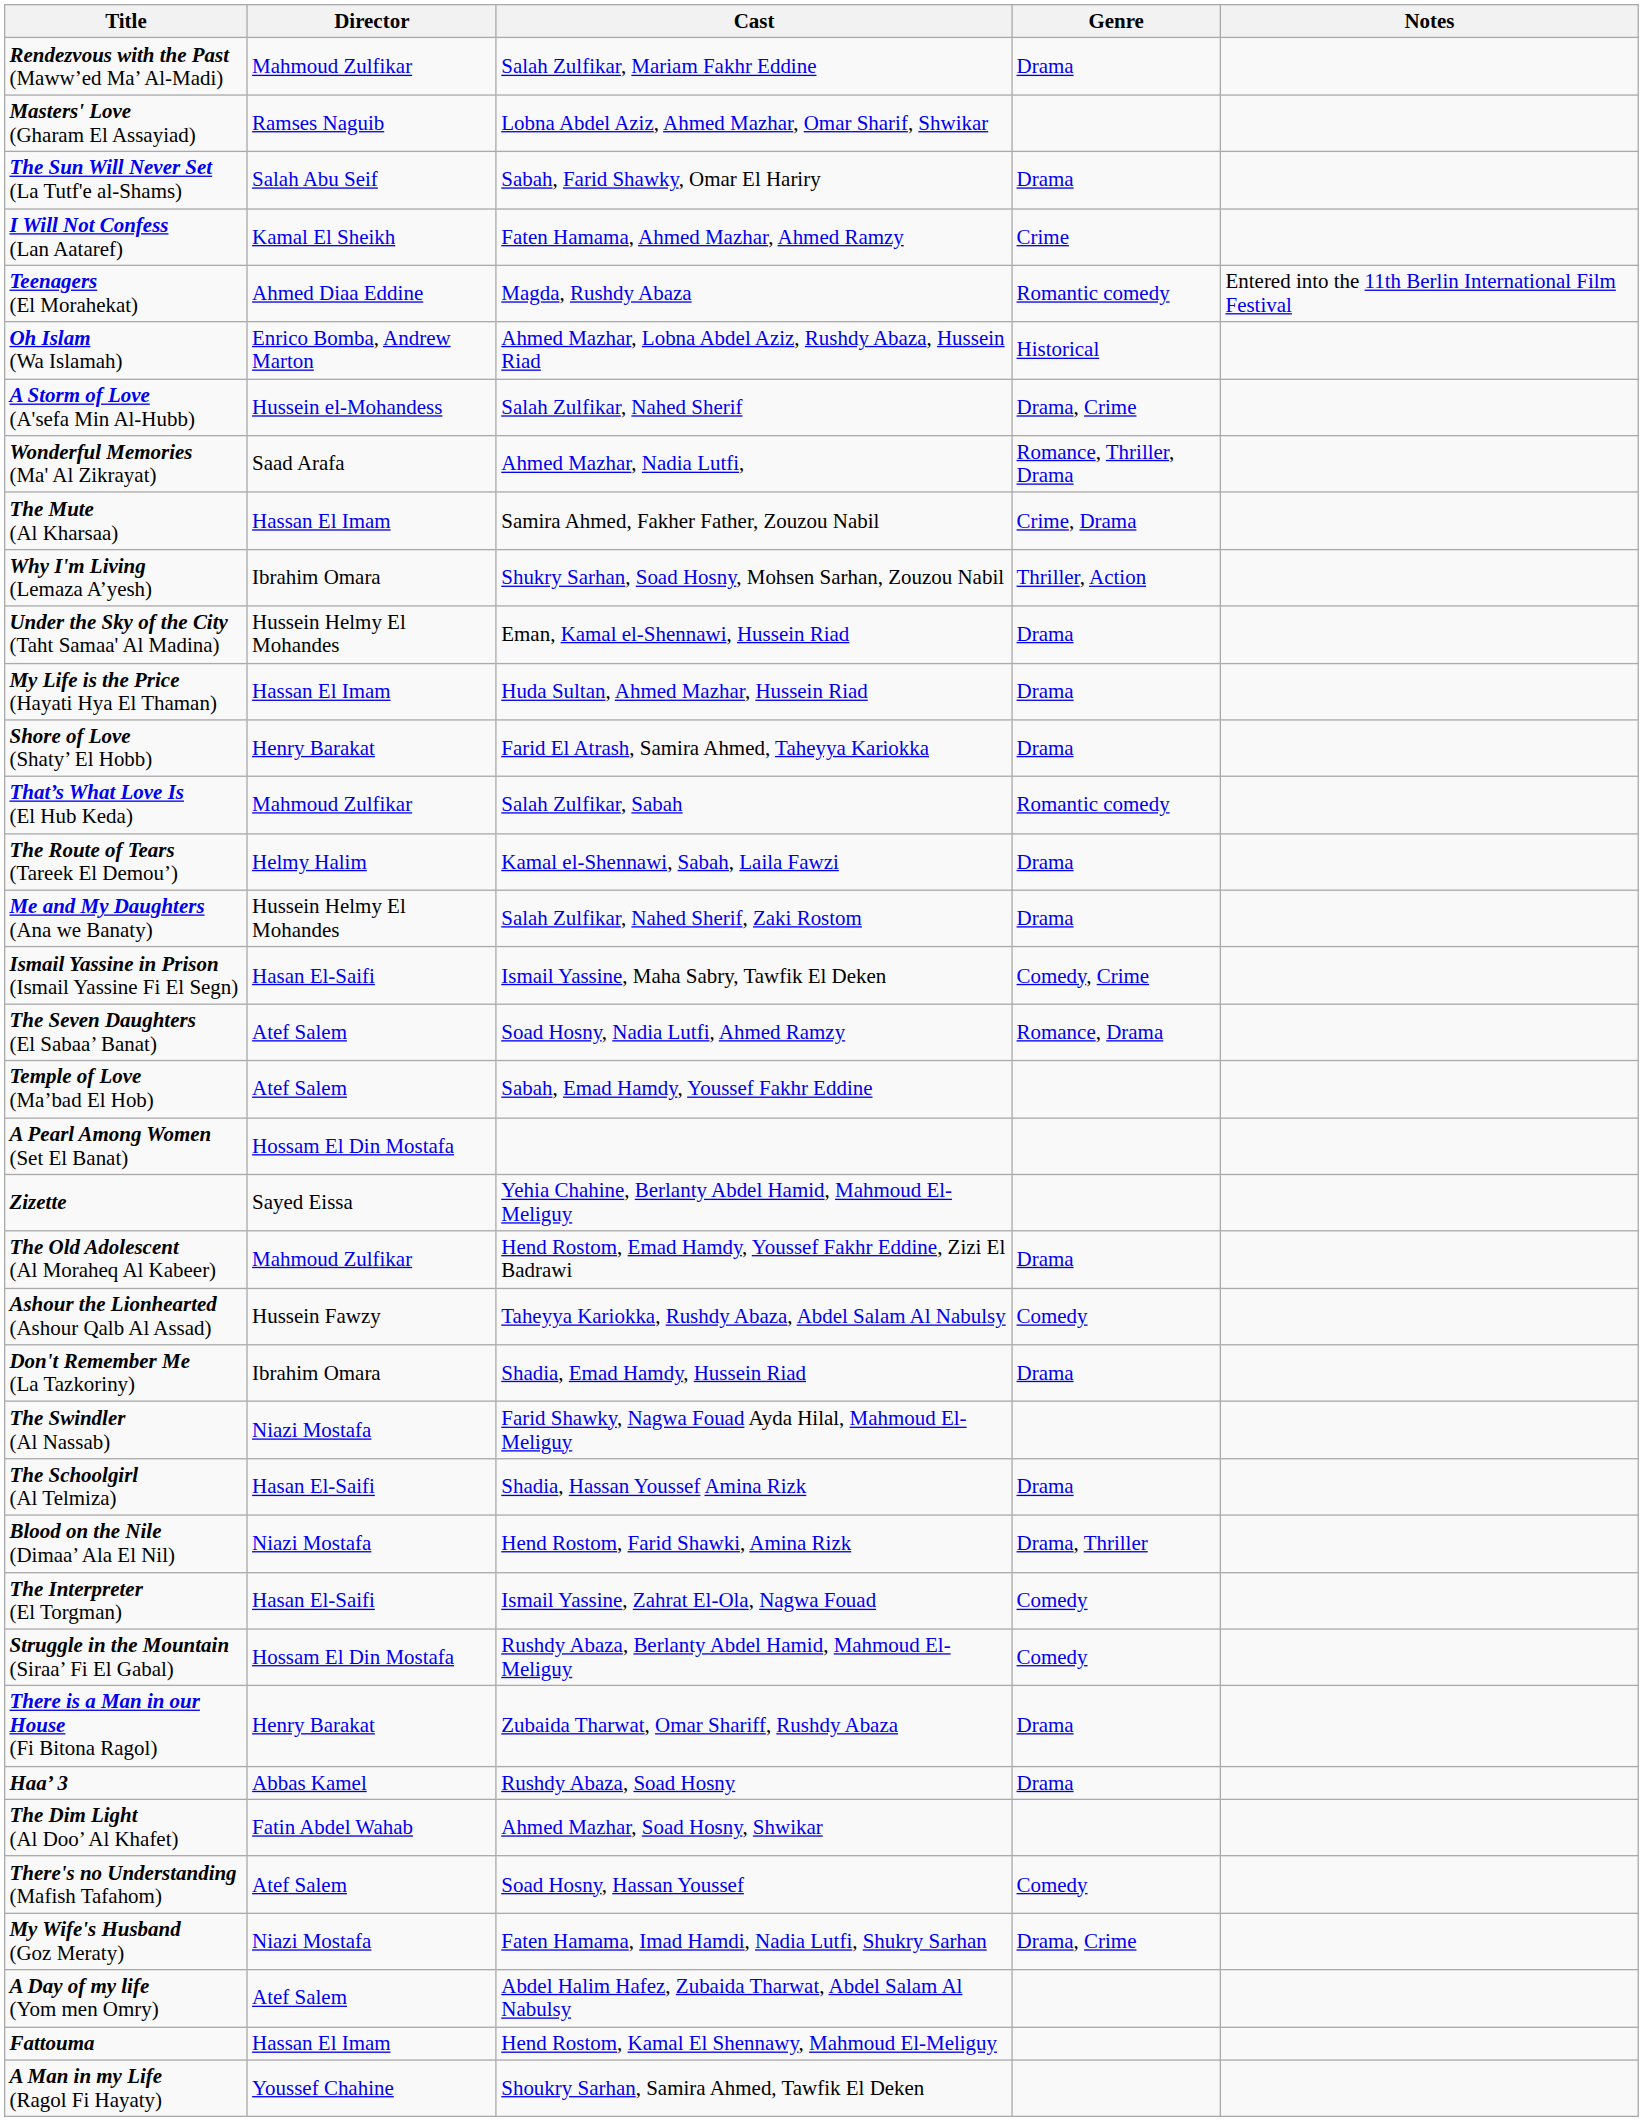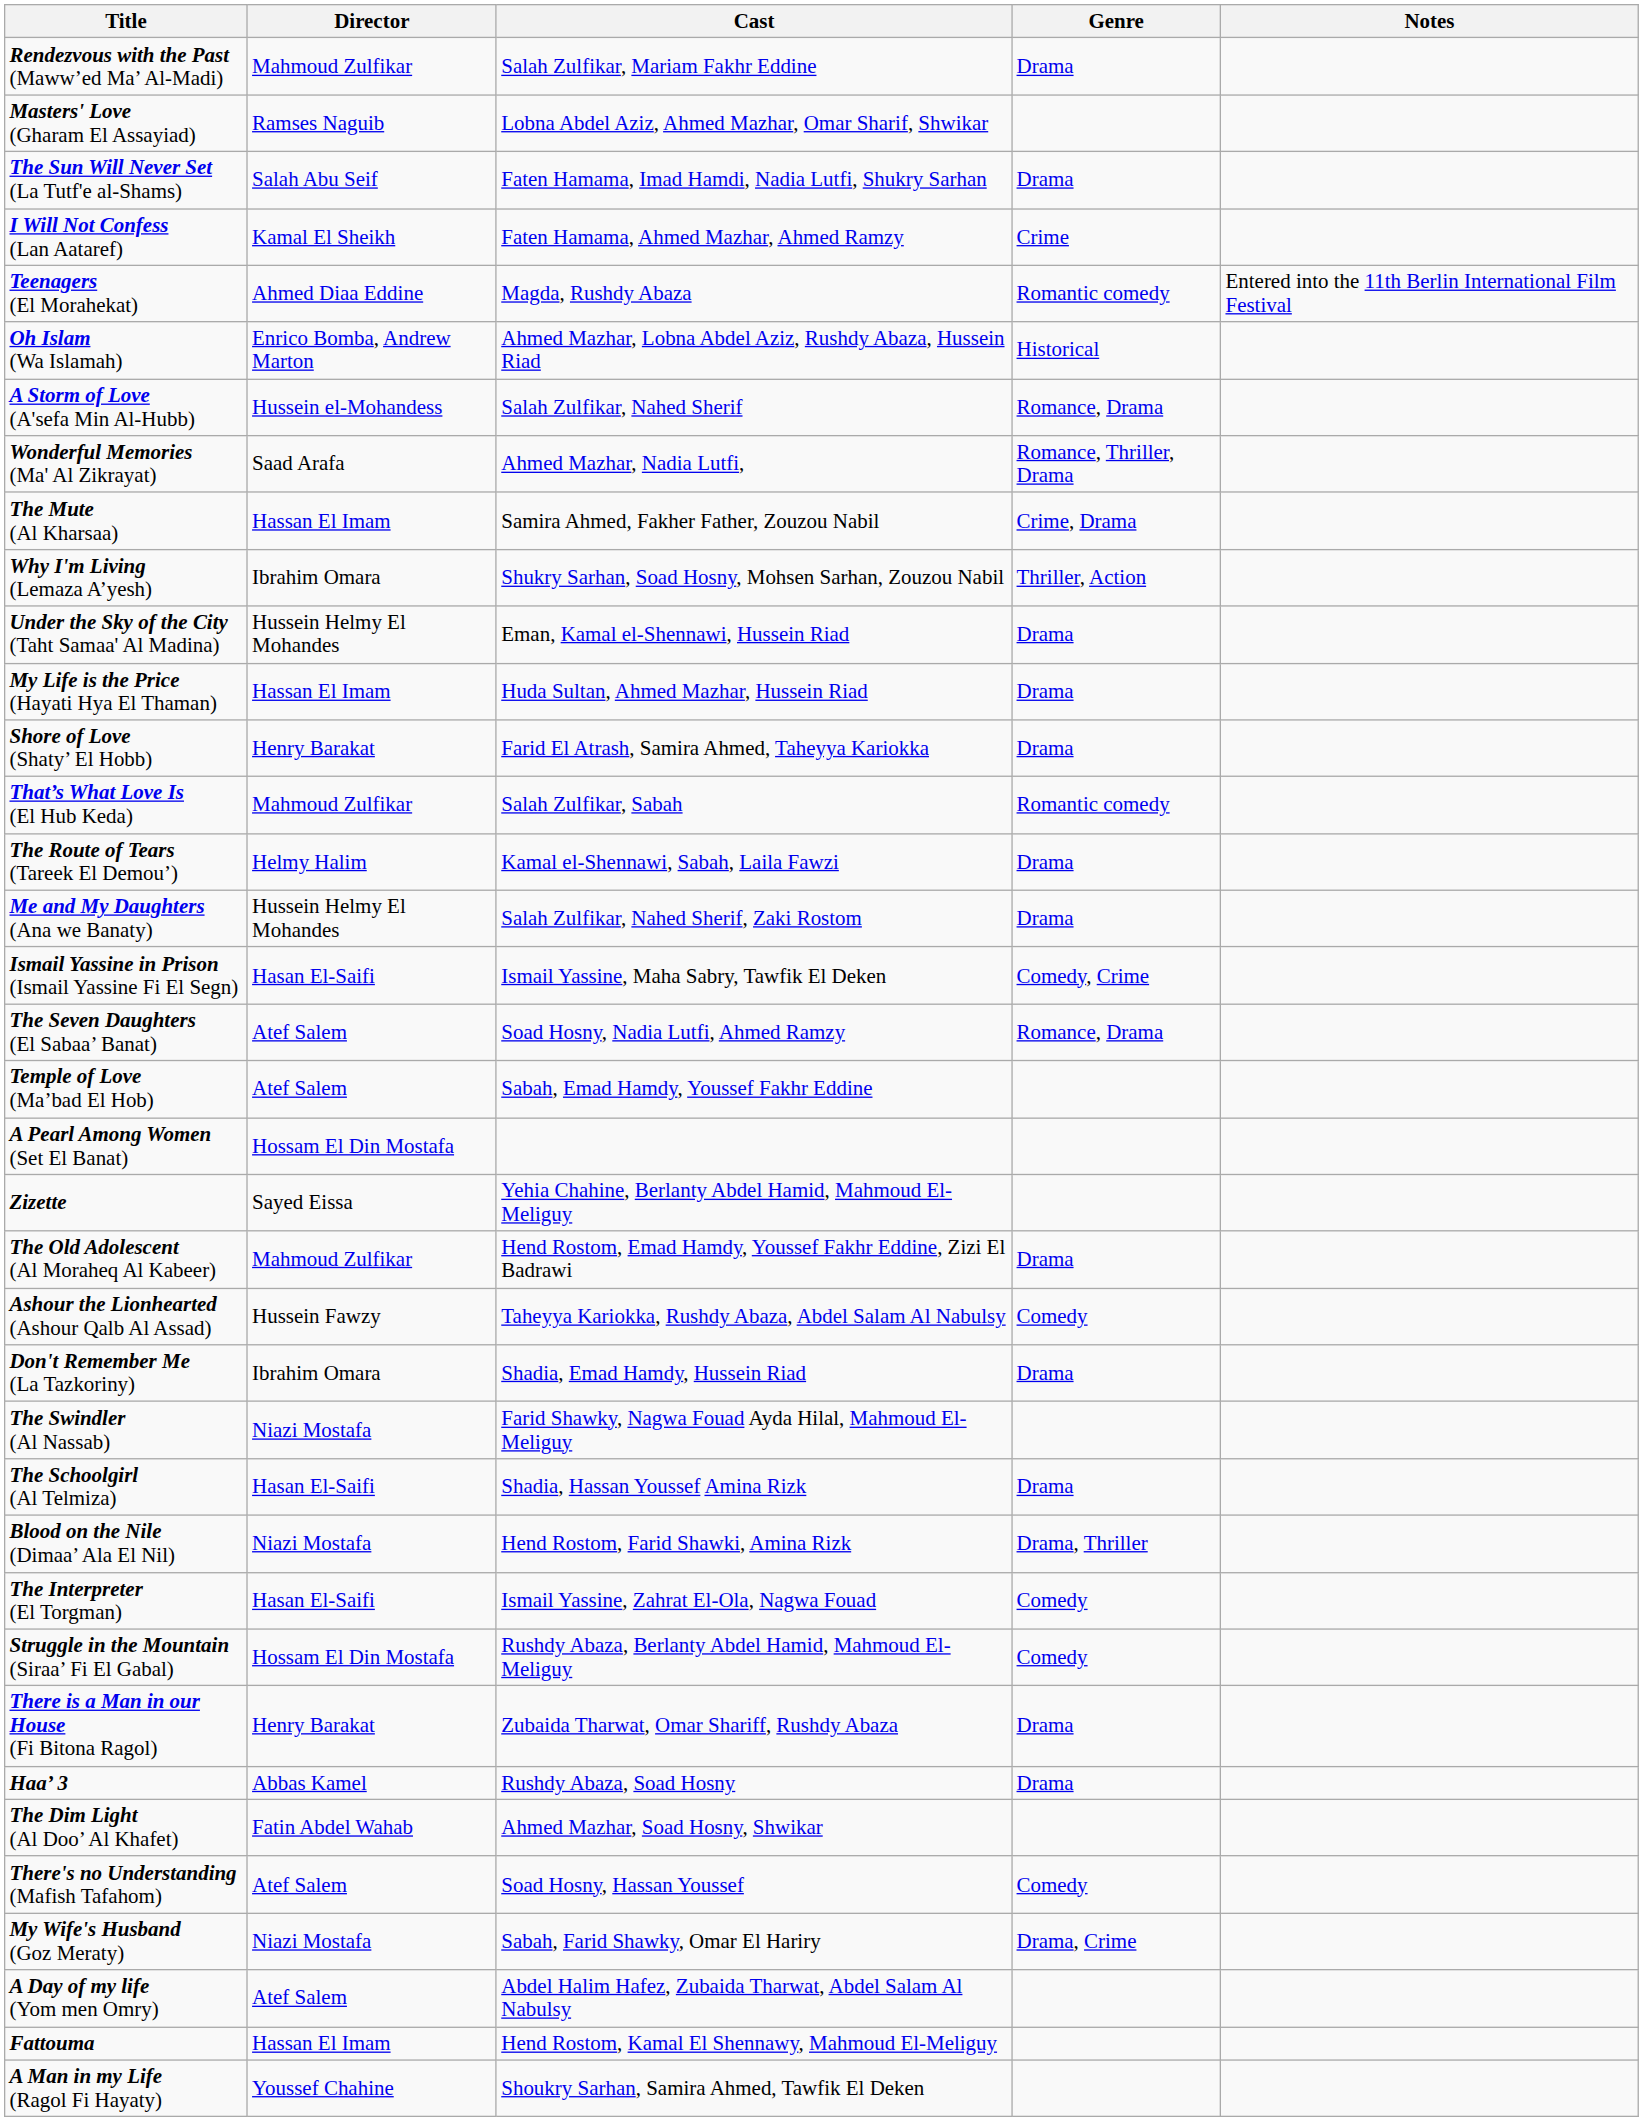(661, 179) Sabah, Farid Shawky, Omar El Hariry -> (744, 179) Faten Hamama, Imad Hamdi, Nadia Lutfi, Shukry Sarhan
(1077, 407) Drama, Crime -> (1090, 407) Romance, Drama
(744, 1941) Faten Hamama, Imad Hamdi, Nadia Lutfi, Shukry Sarhan -> (661, 1941) Sabah, Farid Shawky, Omar El Hariry
